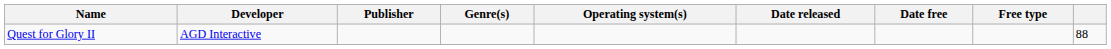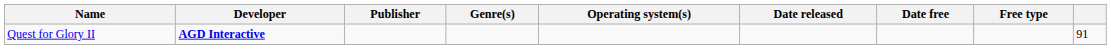(221, 34) normal -> (222, 34) bold
(1082, 34) 88 -> (1082, 34) 91
